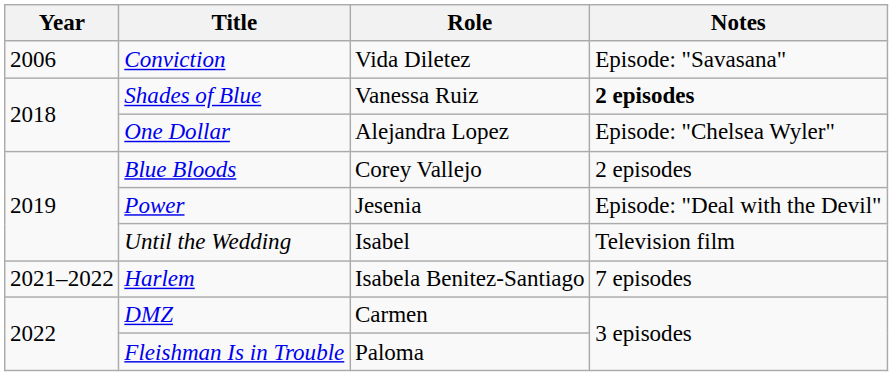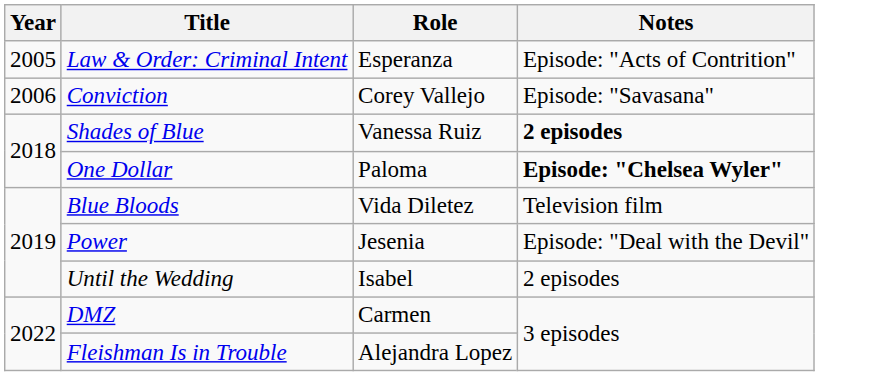+ row: (207, 59)
(413, 59) Vida Diletez -> (422, 95) Corey Vallejo
(432, 132) Alejandra Lopez -> (393, 168) Paloma
(715, 132) normal -> (653, 168) bold
(418, 168) Corey Vallejo -> (416, 205) Vida Diletez
(644, 168) 2 episodes -> (593, 205) Television film
(665, 242) Television film -> (571, 278) 2 episodes
- row: (160, 278)
(389, 351) Paloma -> (435, 351) Alejandra Lopez
